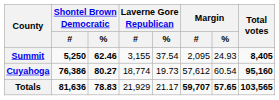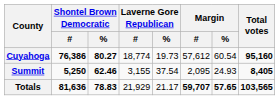rows swapped: (28, 71) <-> (28, 56)
